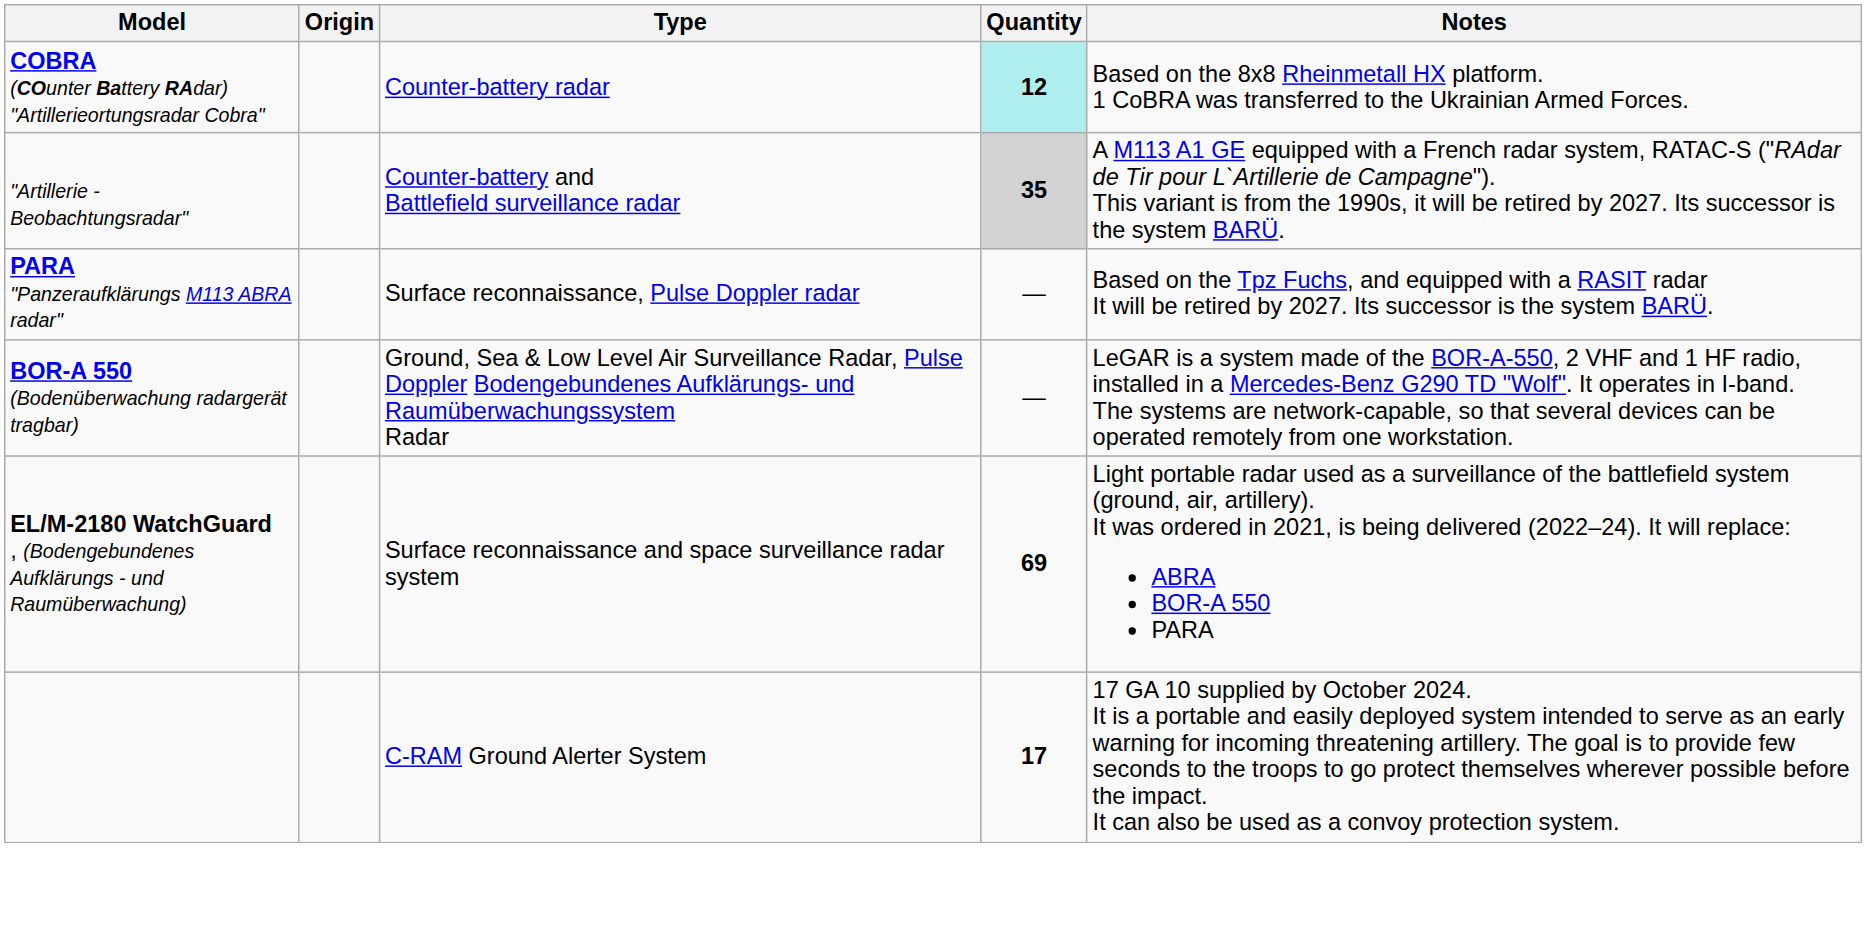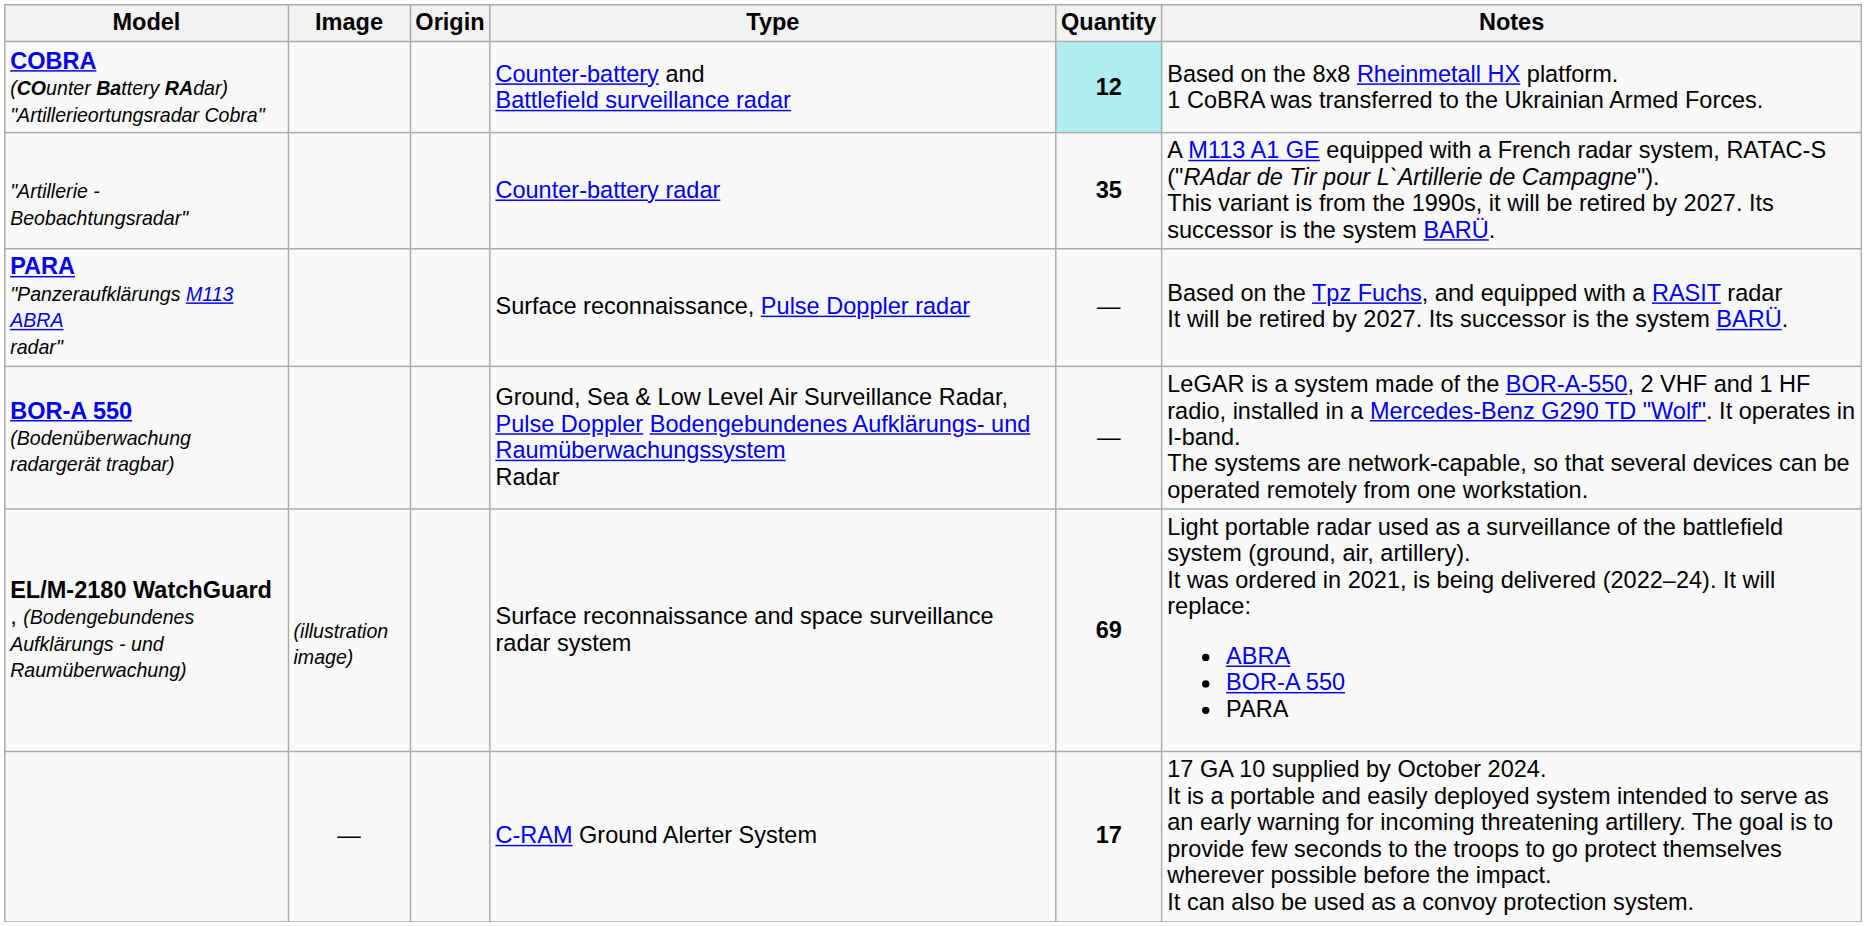+ column: (349, 23)
(497, 86) Counter-battery radar -> (643, 86) Counter-battery and Battlefield surveillance radar
(533, 190) Counter-battery and Battlefield surveillance radar -> (608, 190) Counter-battery radar
(1034, 190) lightgrey background -> (1109, 190) no background
